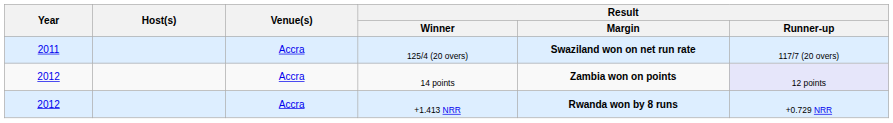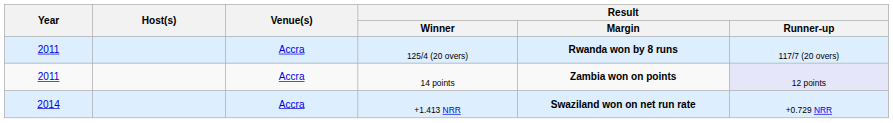(623, 50) Swaziland won on net run rate -> (623, 50) Rwanda won by 8 runs
(49, 77) 2012 -> (49, 77) 2011
(49, 104) 2012 -> (49, 104) 2014
(623, 104) Rwanda won by 8 runs -> (623, 104) Swaziland won on net run rate
